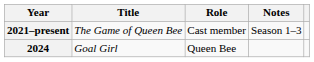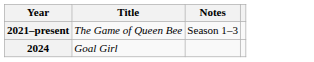- column: (217, 13)
